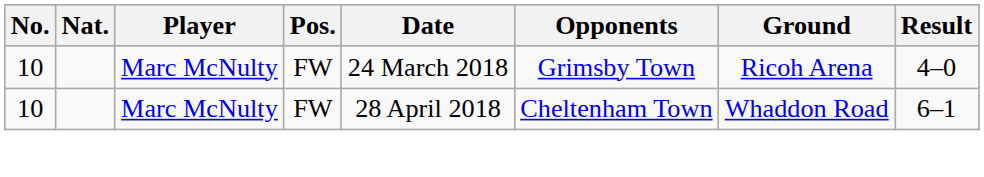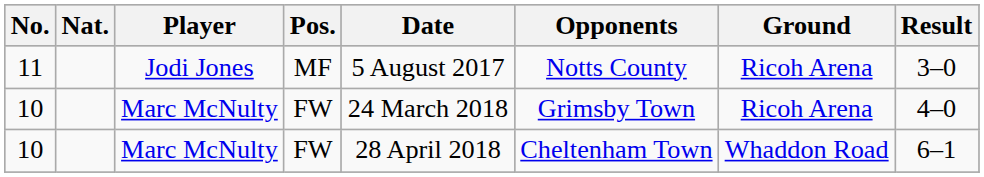+ row: (30, 66)
